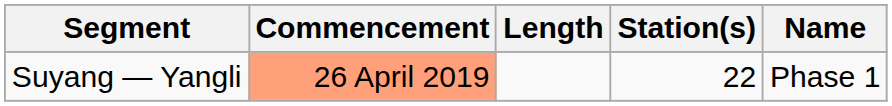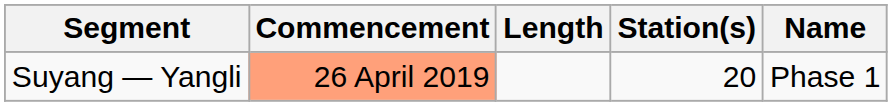(739, 76) 22 -> (739, 76) 20
